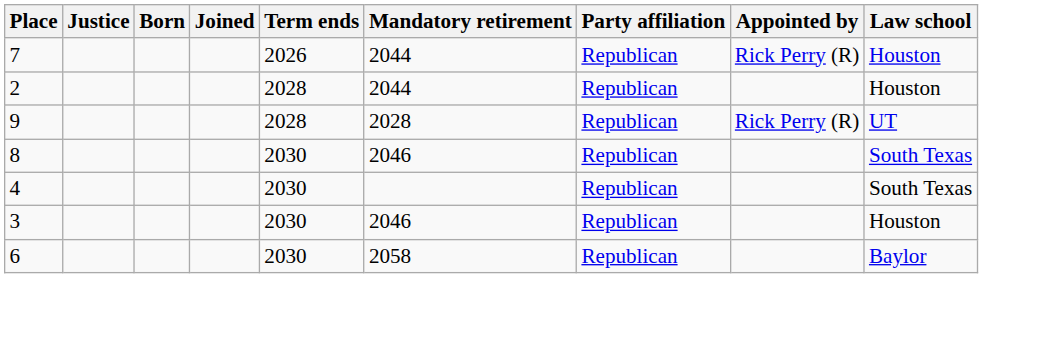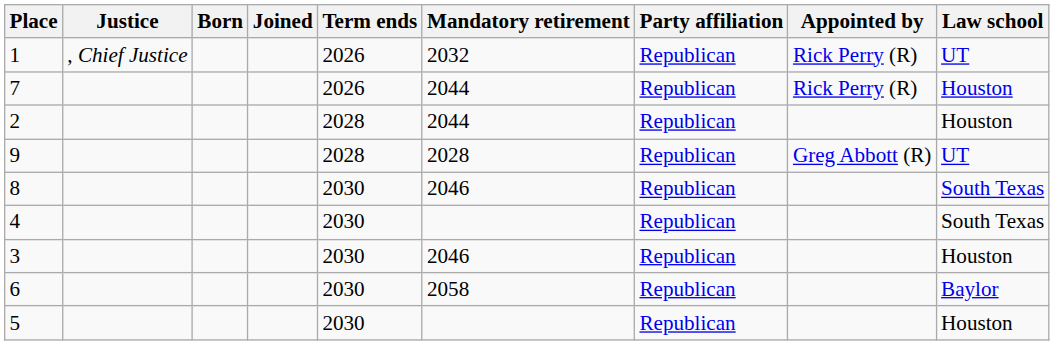+ row: (15, 54)
(797, 121) Rick Perry (R) -> (862, 155) Greg Abbott (R)
+ row: (15, 322)
